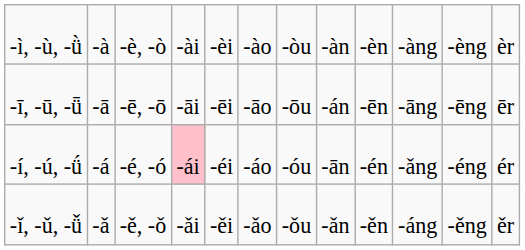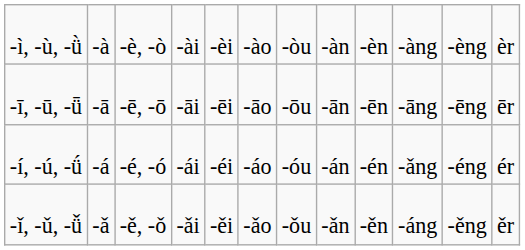(335, 106) -án -> (335, 106) -ān
(188, 166) pink background -> (188, 166) no background
(335, 166) -ān -> (335, 166) -án
